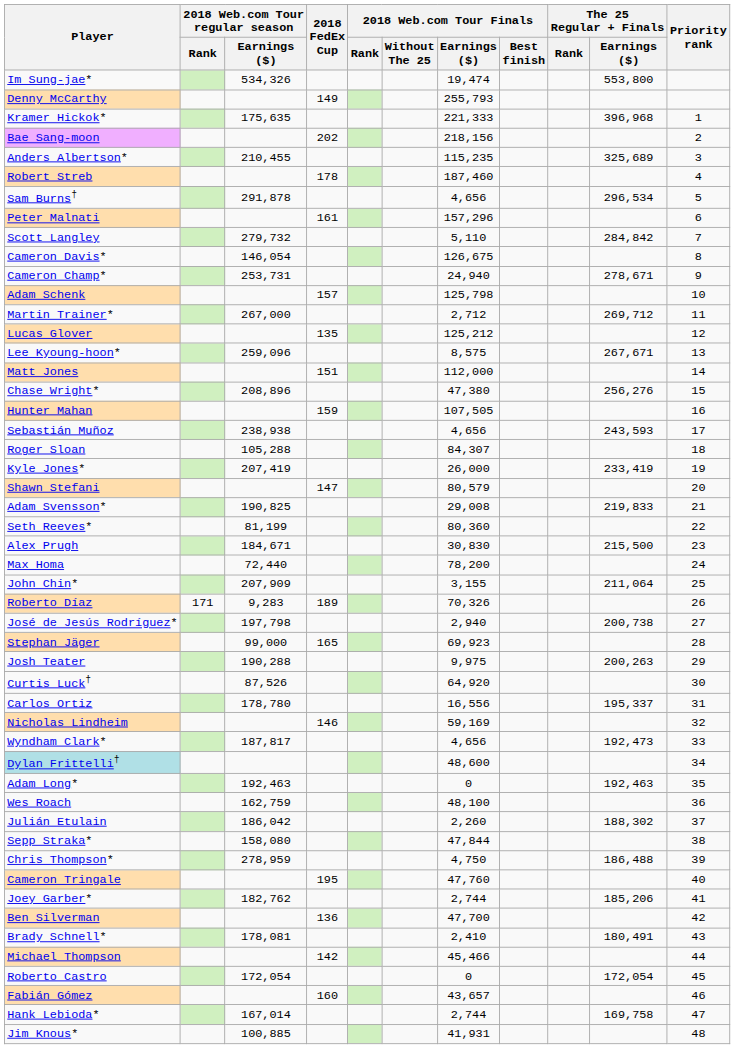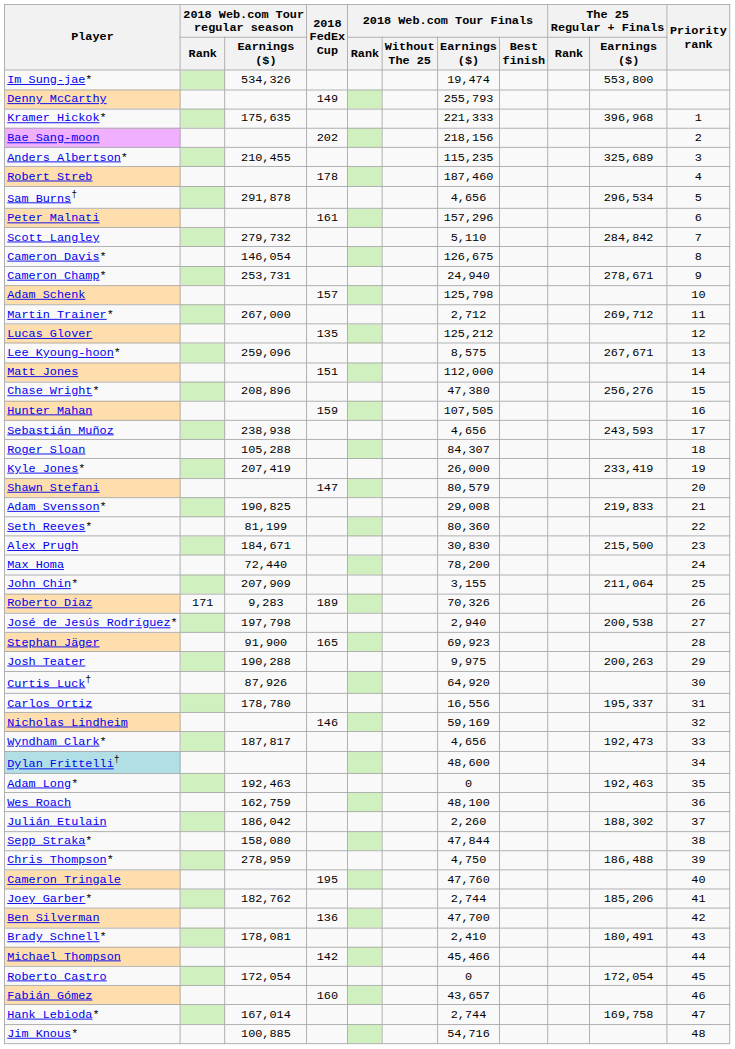(629, 623) 200,738 -> (629, 623) 200,538
(266, 642) 99,000 -> (266, 642) 91,900
(266, 682) 87,526 -> (266, 682) 87,926
(469, 1034) 41,931 -> (469, 1034) 54,716
